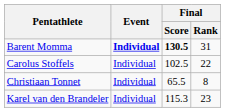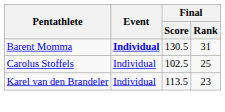(176, 47) bold -> (176, 47) normal
(206, 64) 22 -> (206, 64) 25
- row: (44, 81)
(176, 98) 115.3 -> (176, 81) 113.5
